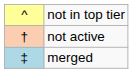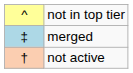rows swapped: (76, 36) <-> (70, 57)
